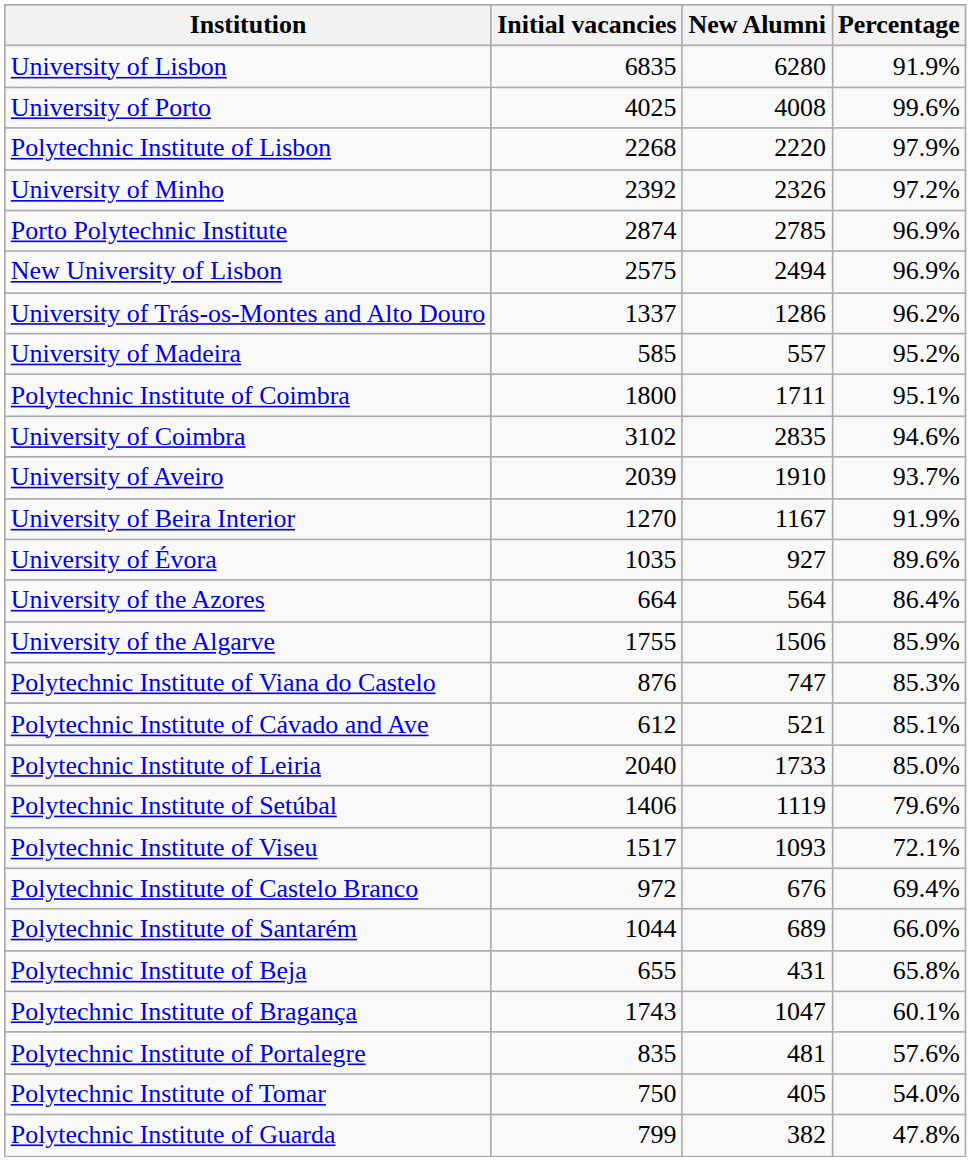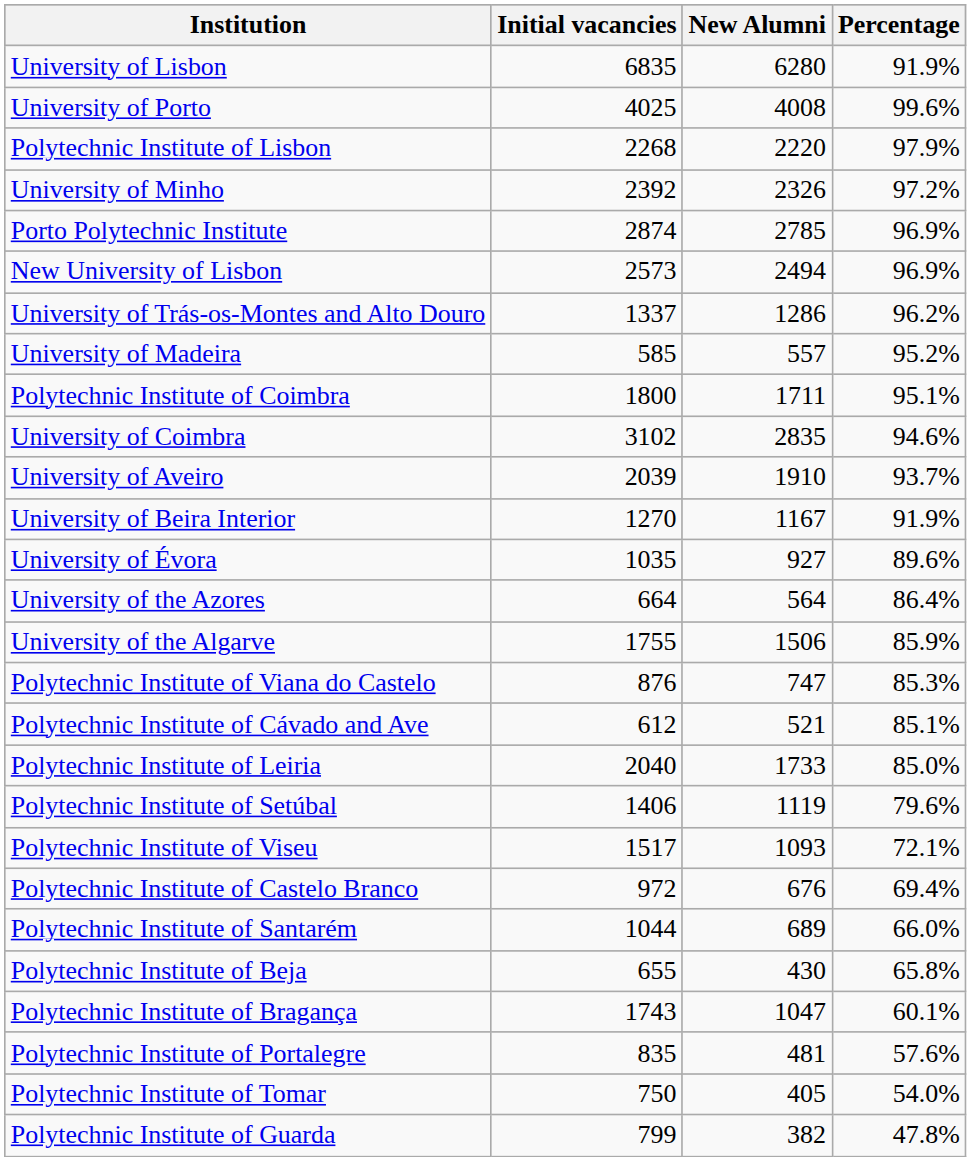(651, 271) 2575 -> (651, 271) 2573
(807, 970) 431 -> (807, 970) 430
